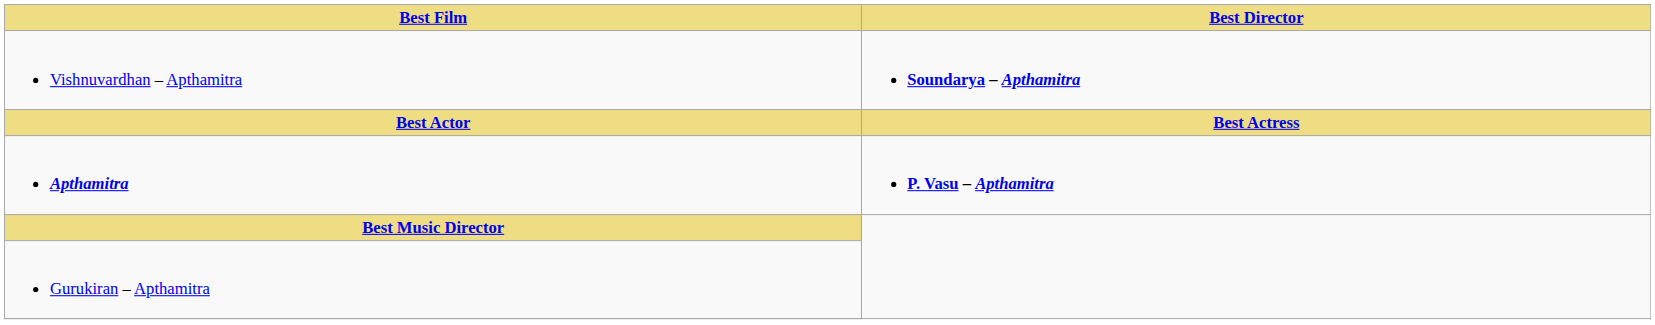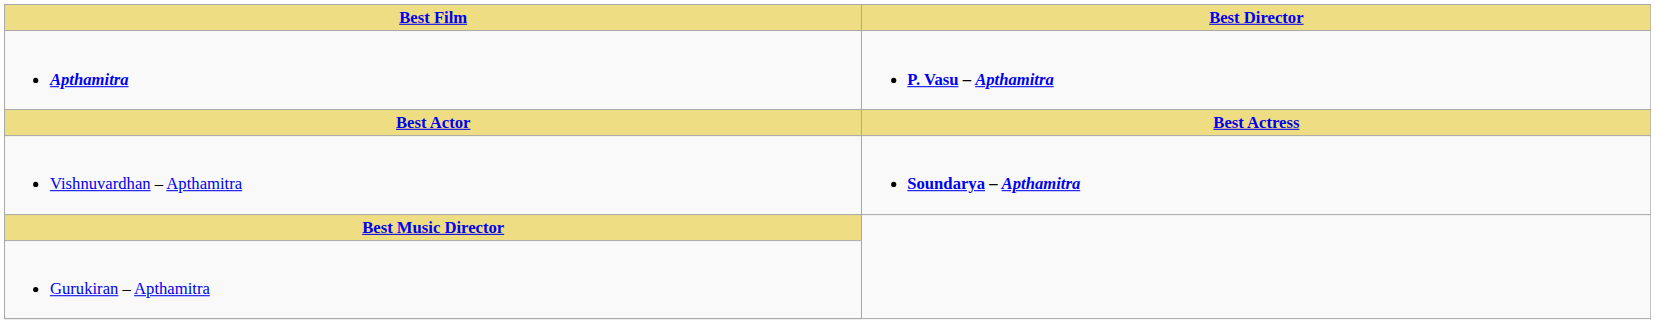rows swapped: (433, 184) <-> (433, 79)
